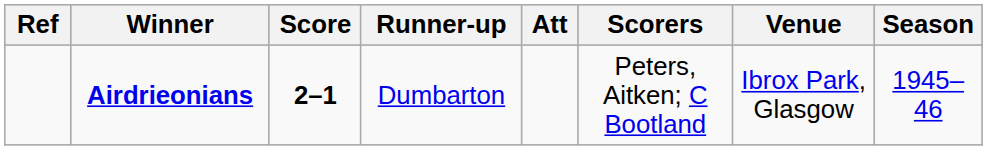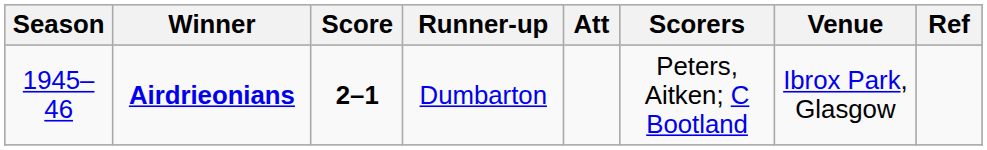columns swapped: (928, 24) <-> (38, 24)
